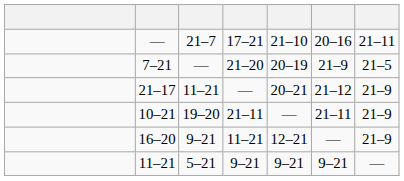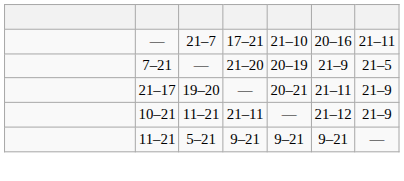(201, 90) 11–21 -> (201, 90) 19–20
(333, 90) 21–12 -> (333, 90) 21–11
(201, 114) 19–20 -> (201, 114) 11–21
(333, 114) 21–11 -> (333, 114) 21–12
- row: (157, 139)
